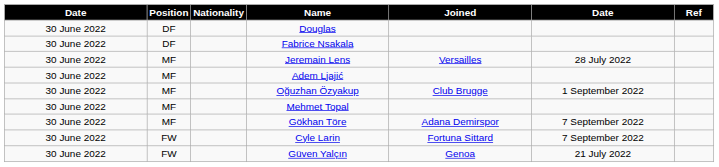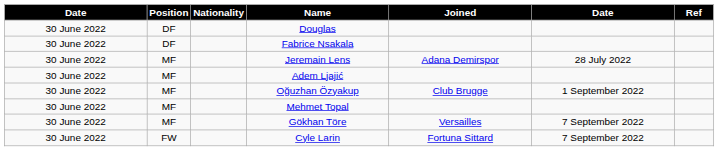(460, 60) Versailles -> (460, 60) Adana Demirspor
(460, 122) Adana Demirspor -> (460, 122) Versailles
- row: (318, 154)
